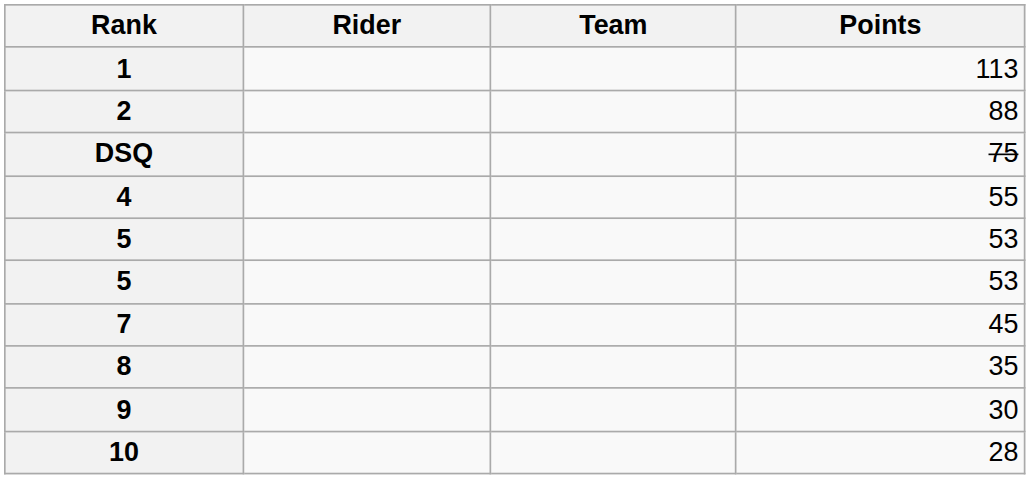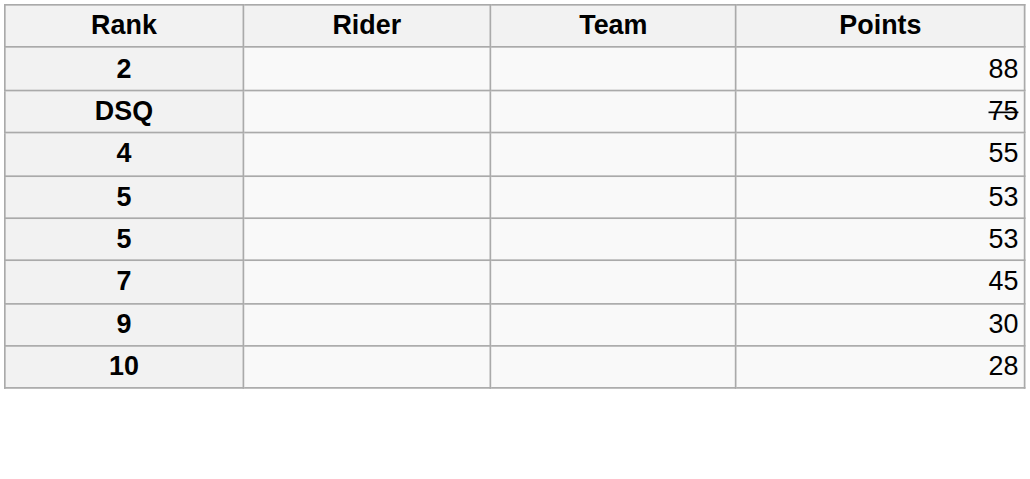- row: (124, 68)
- row: (124, 366)
